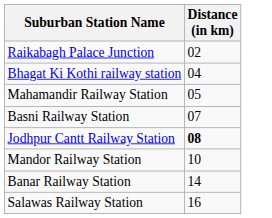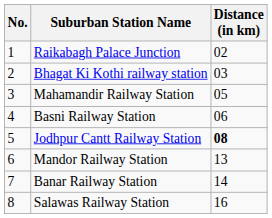+ column: (18, 22)
(194, 73) 04 -> (221, 73) 03
(194, 116) 07 -> (221, 116) 06
(194, 159) 10 -> (221, 159) 13
